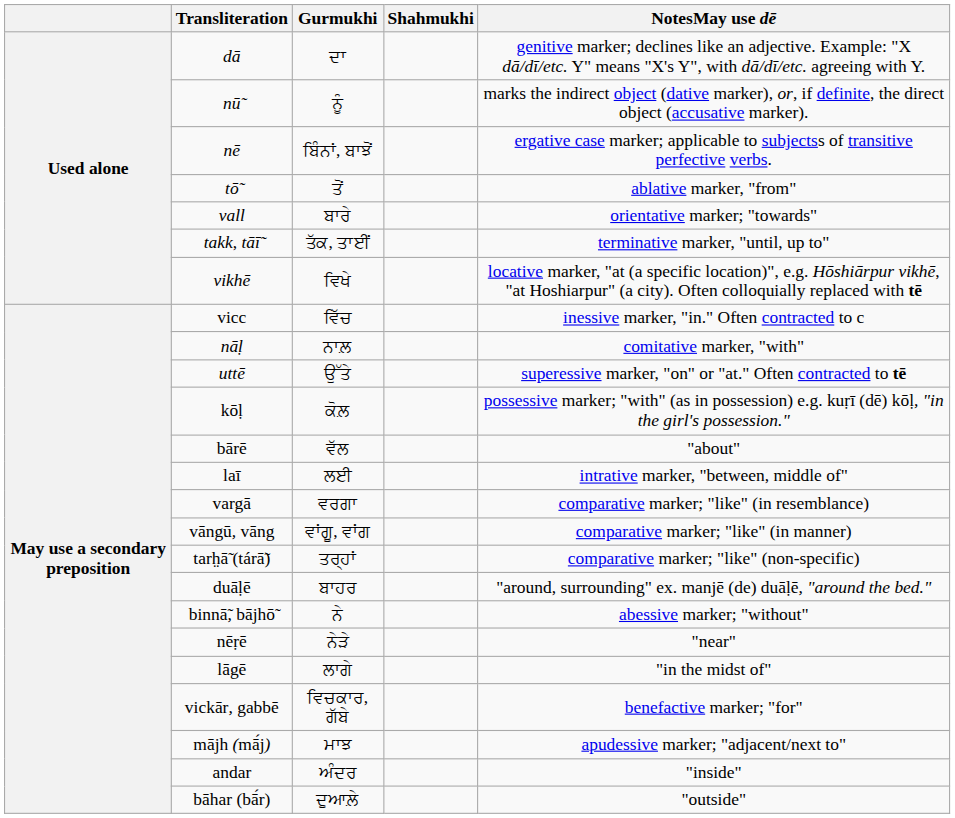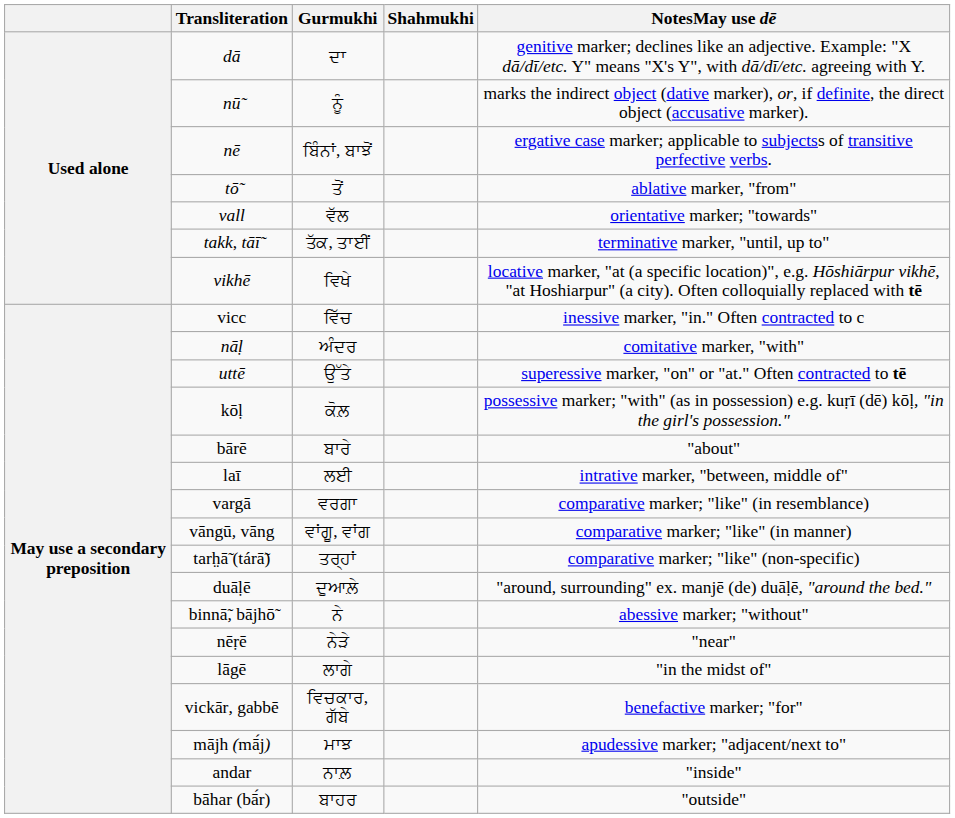(338, 215) ਬਾਰੇ -> (338, 215) ਵੱਲ
(338, 345) ਨਾਲ਼ -> (338, 345) ਅੰਦਰ
(338, 448) ਵੱਲ -> (338, 448) ਬਾਰੇ
(338, 586) ਬਾਹਰ -> (338, 586) ਦੁਆਲ਼ੇ
(338, 772) ਅੰਦਰ -> (338, 772) ਨਾਲ਼
(338, 799) ਦੁਆਲ਼ੇ -> (338, 799) ਬਾਹਰ
